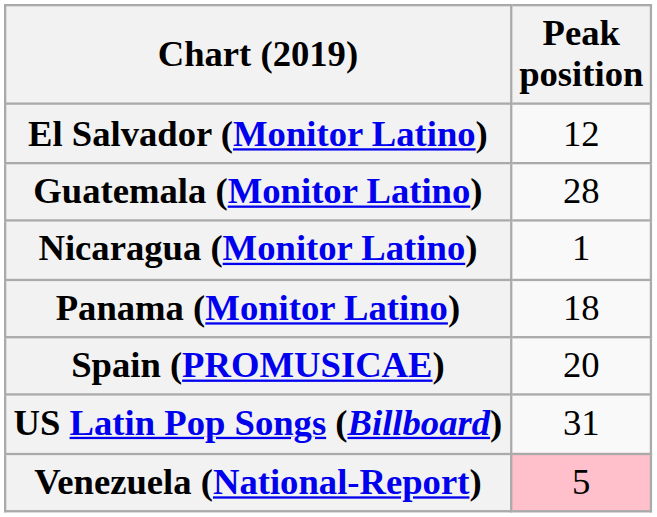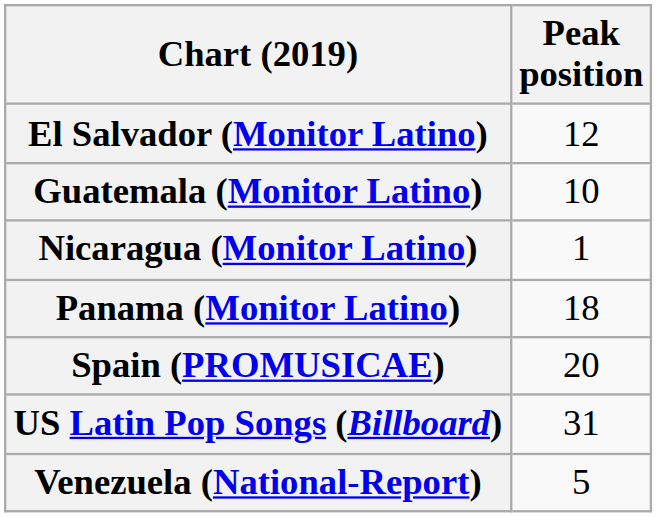(581, 190) 28 -> (581, 190) 10
(581, 481) pink background -> (581, 481) no background
